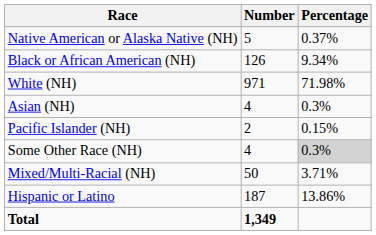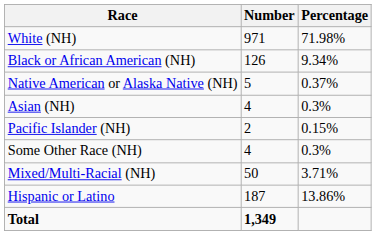rows swapped: (42, 83) <-> (123, 38)
(316, 151) lightgrey background -> (316, 151) no background
